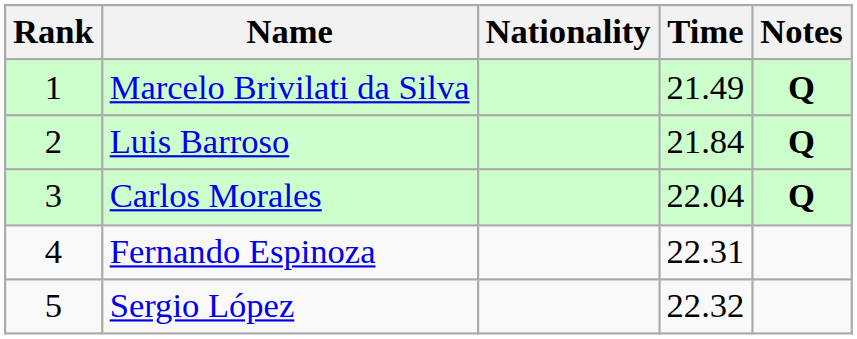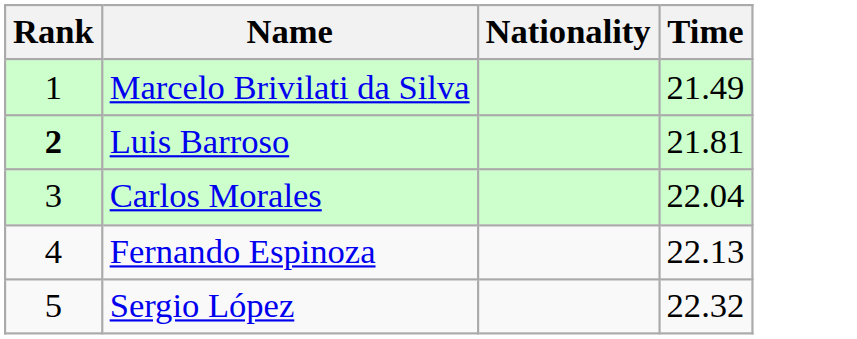- column: (802, 31)
(53, 141) normal -> (53, 141) bold
(705, 141) 21.84 -> (705, 141) 21.81
(705, 251) 22.31 -> (705, 251) 22.13
